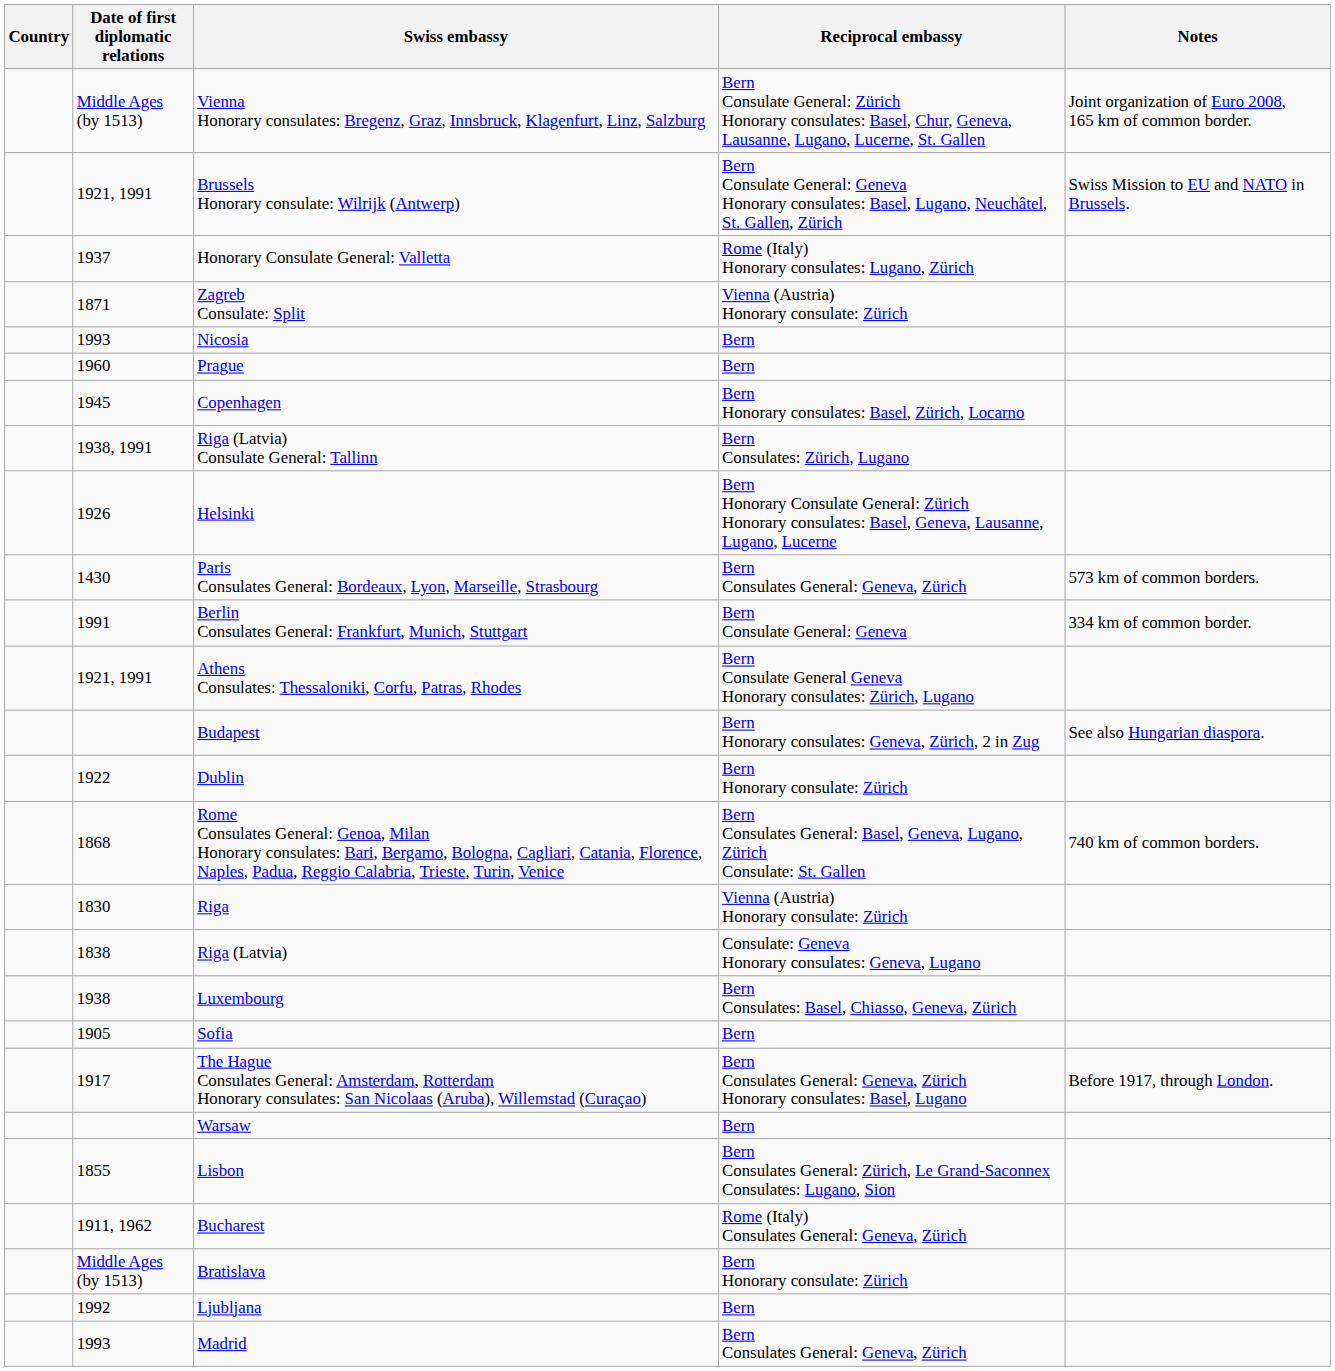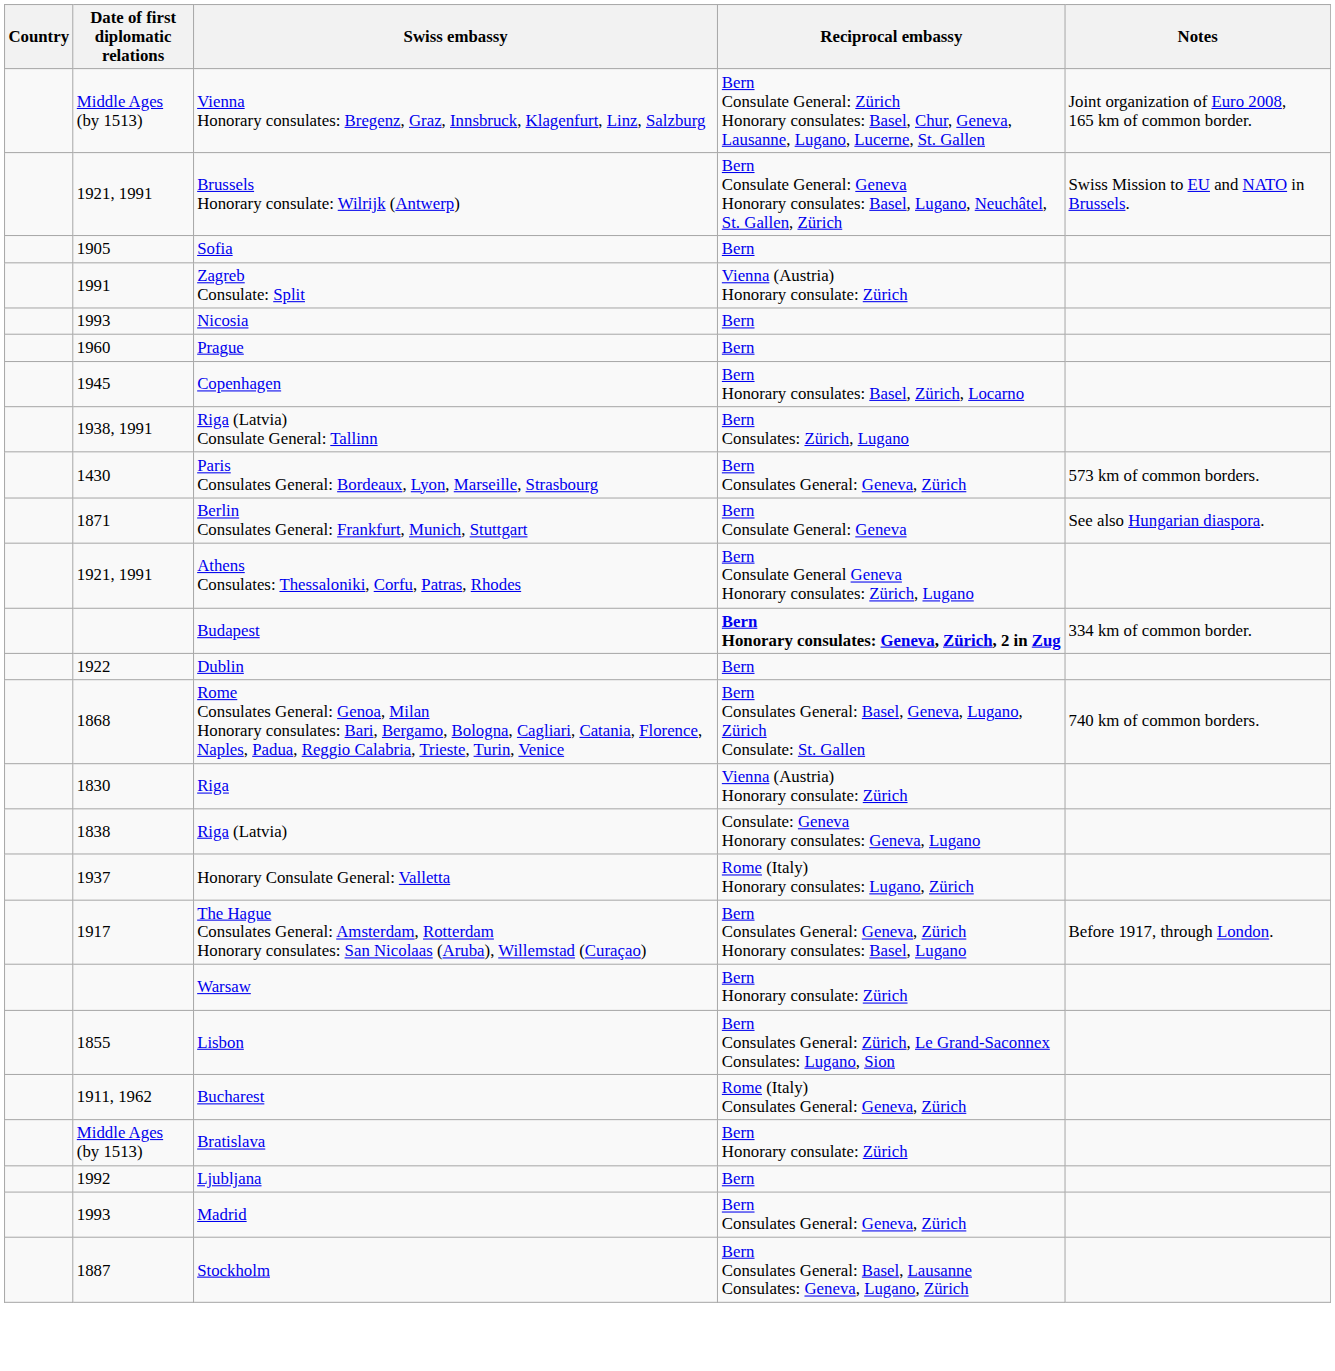rows swapped: (215, 1034) <-> (324, 258)
(94, 303) 1871 -> (94, 285) 1991
- row: (226, 512)
(94, 622) 1991 -> (94, 520) 1871
(1160, 622) 334 km of common border. -> (1166, 520) See also Hungarian diaspora.
(881, 732) normal -> (891, 630) bold
(1166, 732) See also Hungarian diaspora. -> (1160, 630) 334 km of common border.
(815, 778) Bern Honorary consulate: Zürich -> (738, 666) Bern
- row: (240, 998)
(738, 1125) Bern -> (815, 987) Bern Honorary consulate: Zürich
+ row: (234, 1269)
